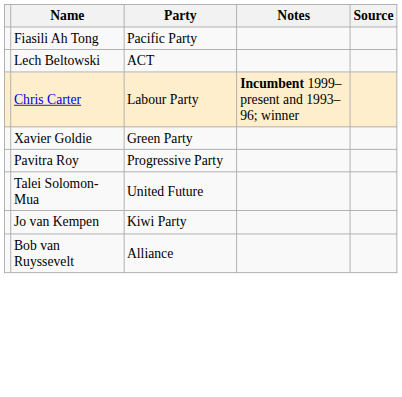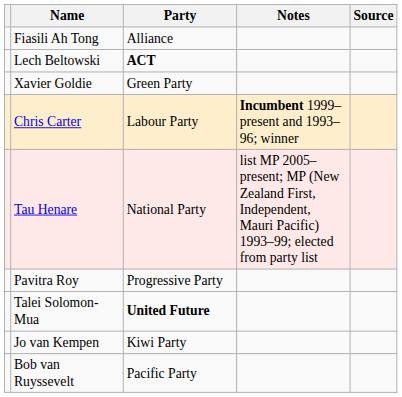(162, 38) Pacific Party -> (150, 38) Alliance
(141, 61) normal -> (141, 61) bold
rows swapped: (48, 99) <-> (53, 138)
+ row: (46, 209)
(165, 191) normal -> (168, 311) bold
(150, 253) Alliance -> (162, 372) Pacific Party
